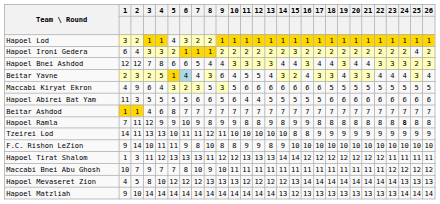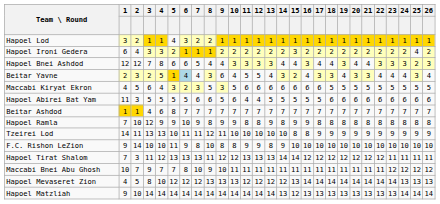(137, 87) 9 -> (137, 87) 5
(137, 122) 11 -> (137, 122) 10
(405, 122) bold -> (405, 122) normal
(161, 145) 11 -> (161, 145) 10
(125, 157) 1 -> (125, 157) 7
